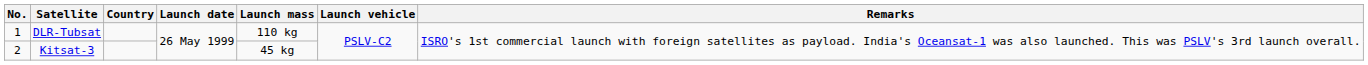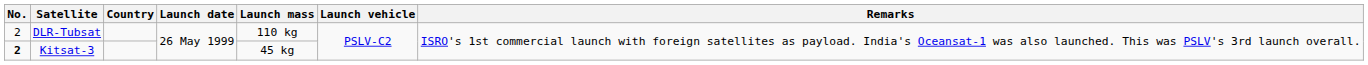(17, 32) 1 -> (17, 32) 2
(17, 51) normal -> (17, 51) bold
